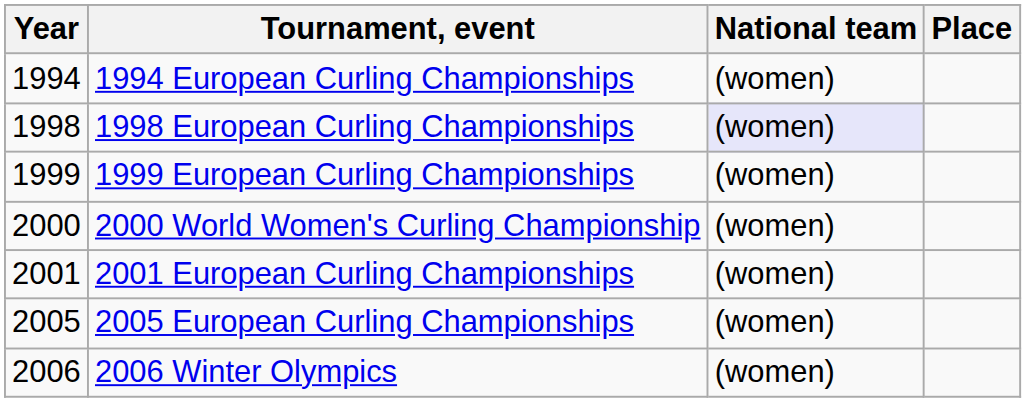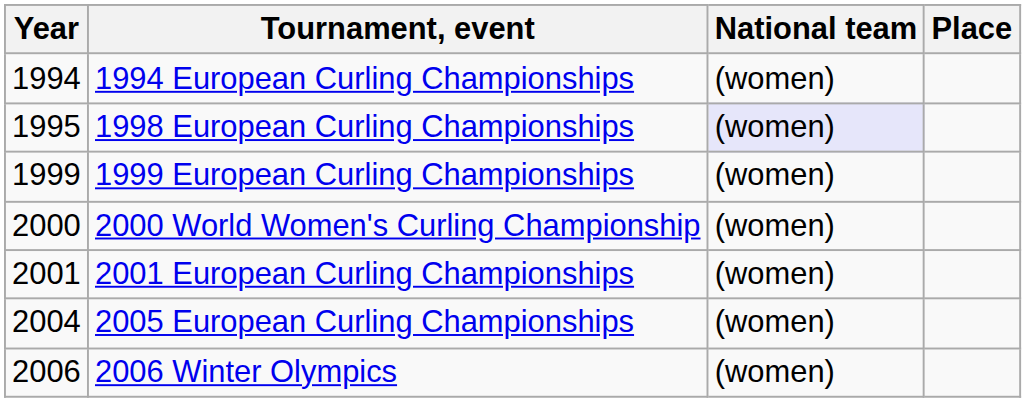(46, 126) 1998 -> (46, 126) 1995
(46, 322) 2005 -> (46, 322) 2004
